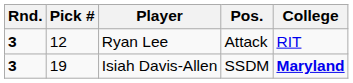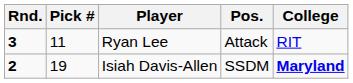(58, 41) 12 -> (58, 41) 11
(12, 66) 3 -> (12, 66) 2
